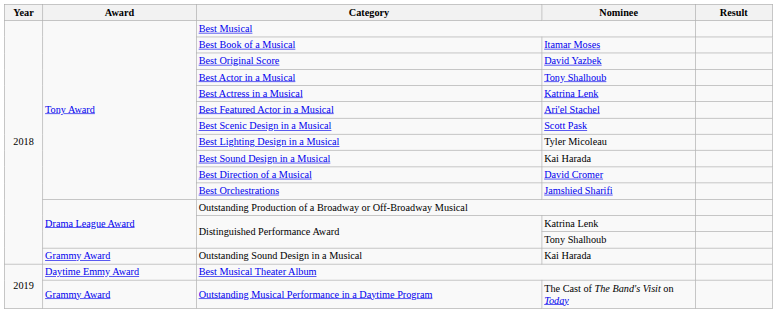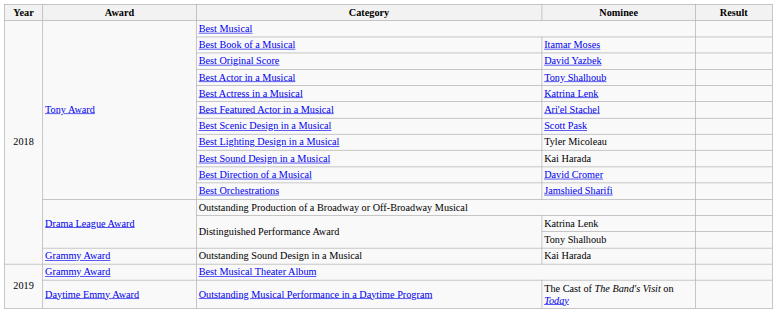(92, 272) Daytime Emmy Award -> (78, 272) Grammy Award
(78, 294) Grammy Award -> (92, 294) Daytime Emmy Award
